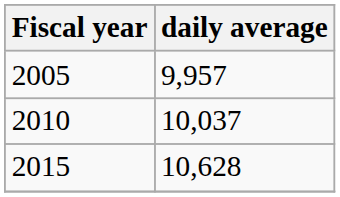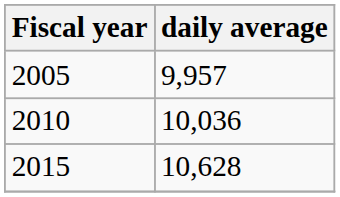(201, 120) 10,037 -> (201, 120) 10,036
